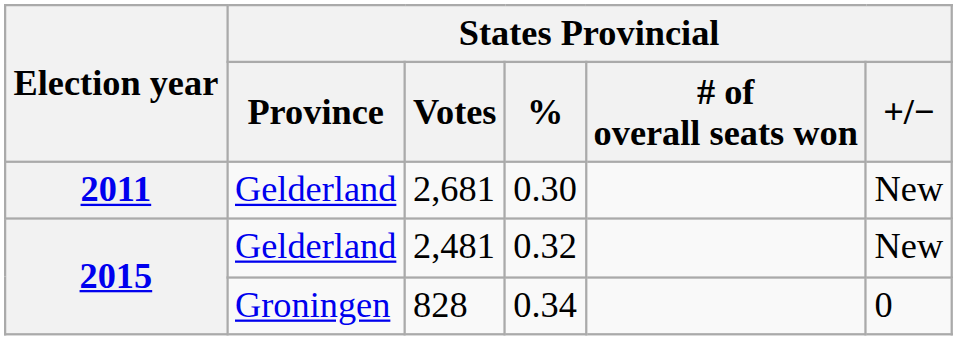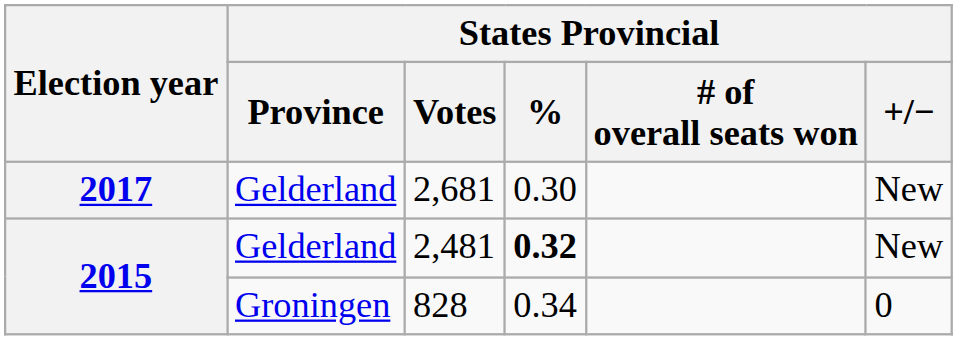(116, 189) 2011 -> (116, 189) 2017
(545, 246) normal -> (545, 246) bold
